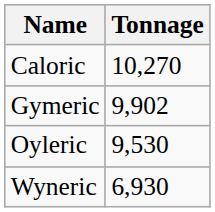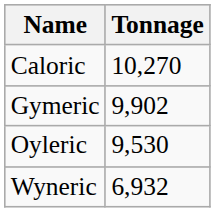(140, 186) 6,930 -> (140, 186) 6,932
